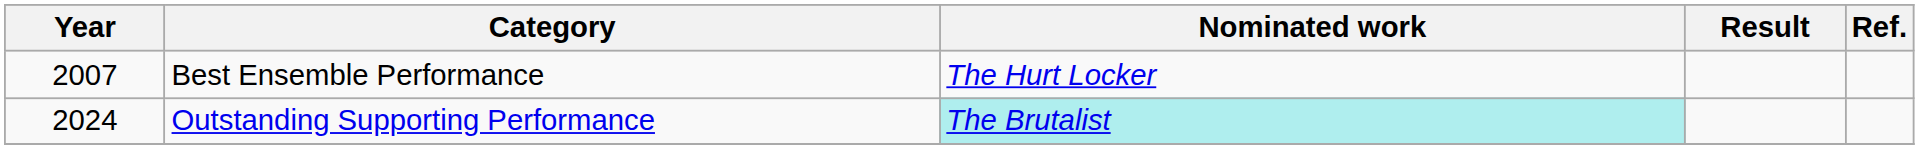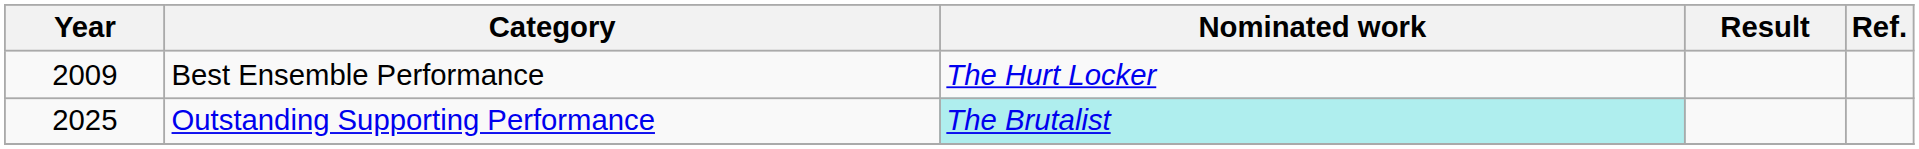(85, 74) 2007 -> (85, 74) 2009
(85, 120) 2024 -> (85, 120) 2025
